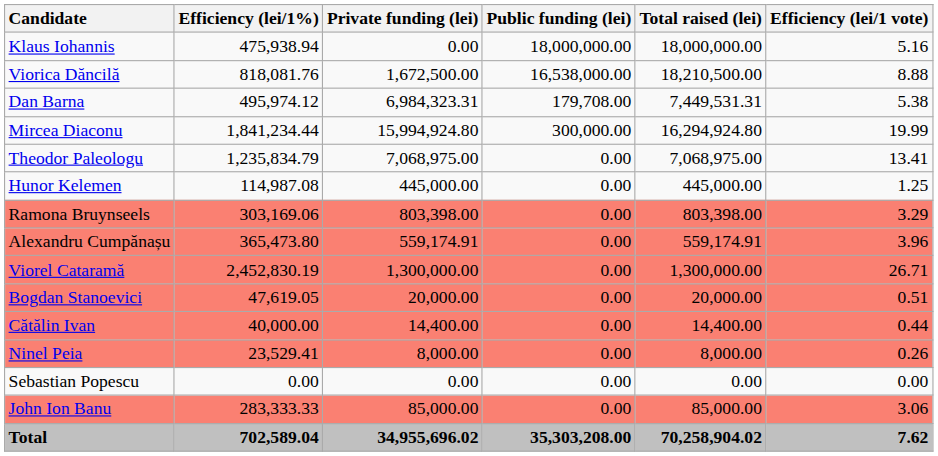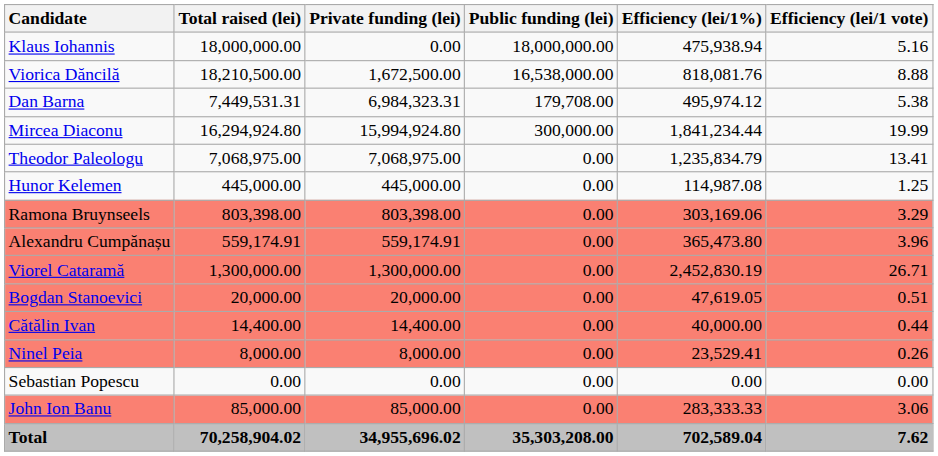columns swapped: (701, 18) <-> (249, 18)
